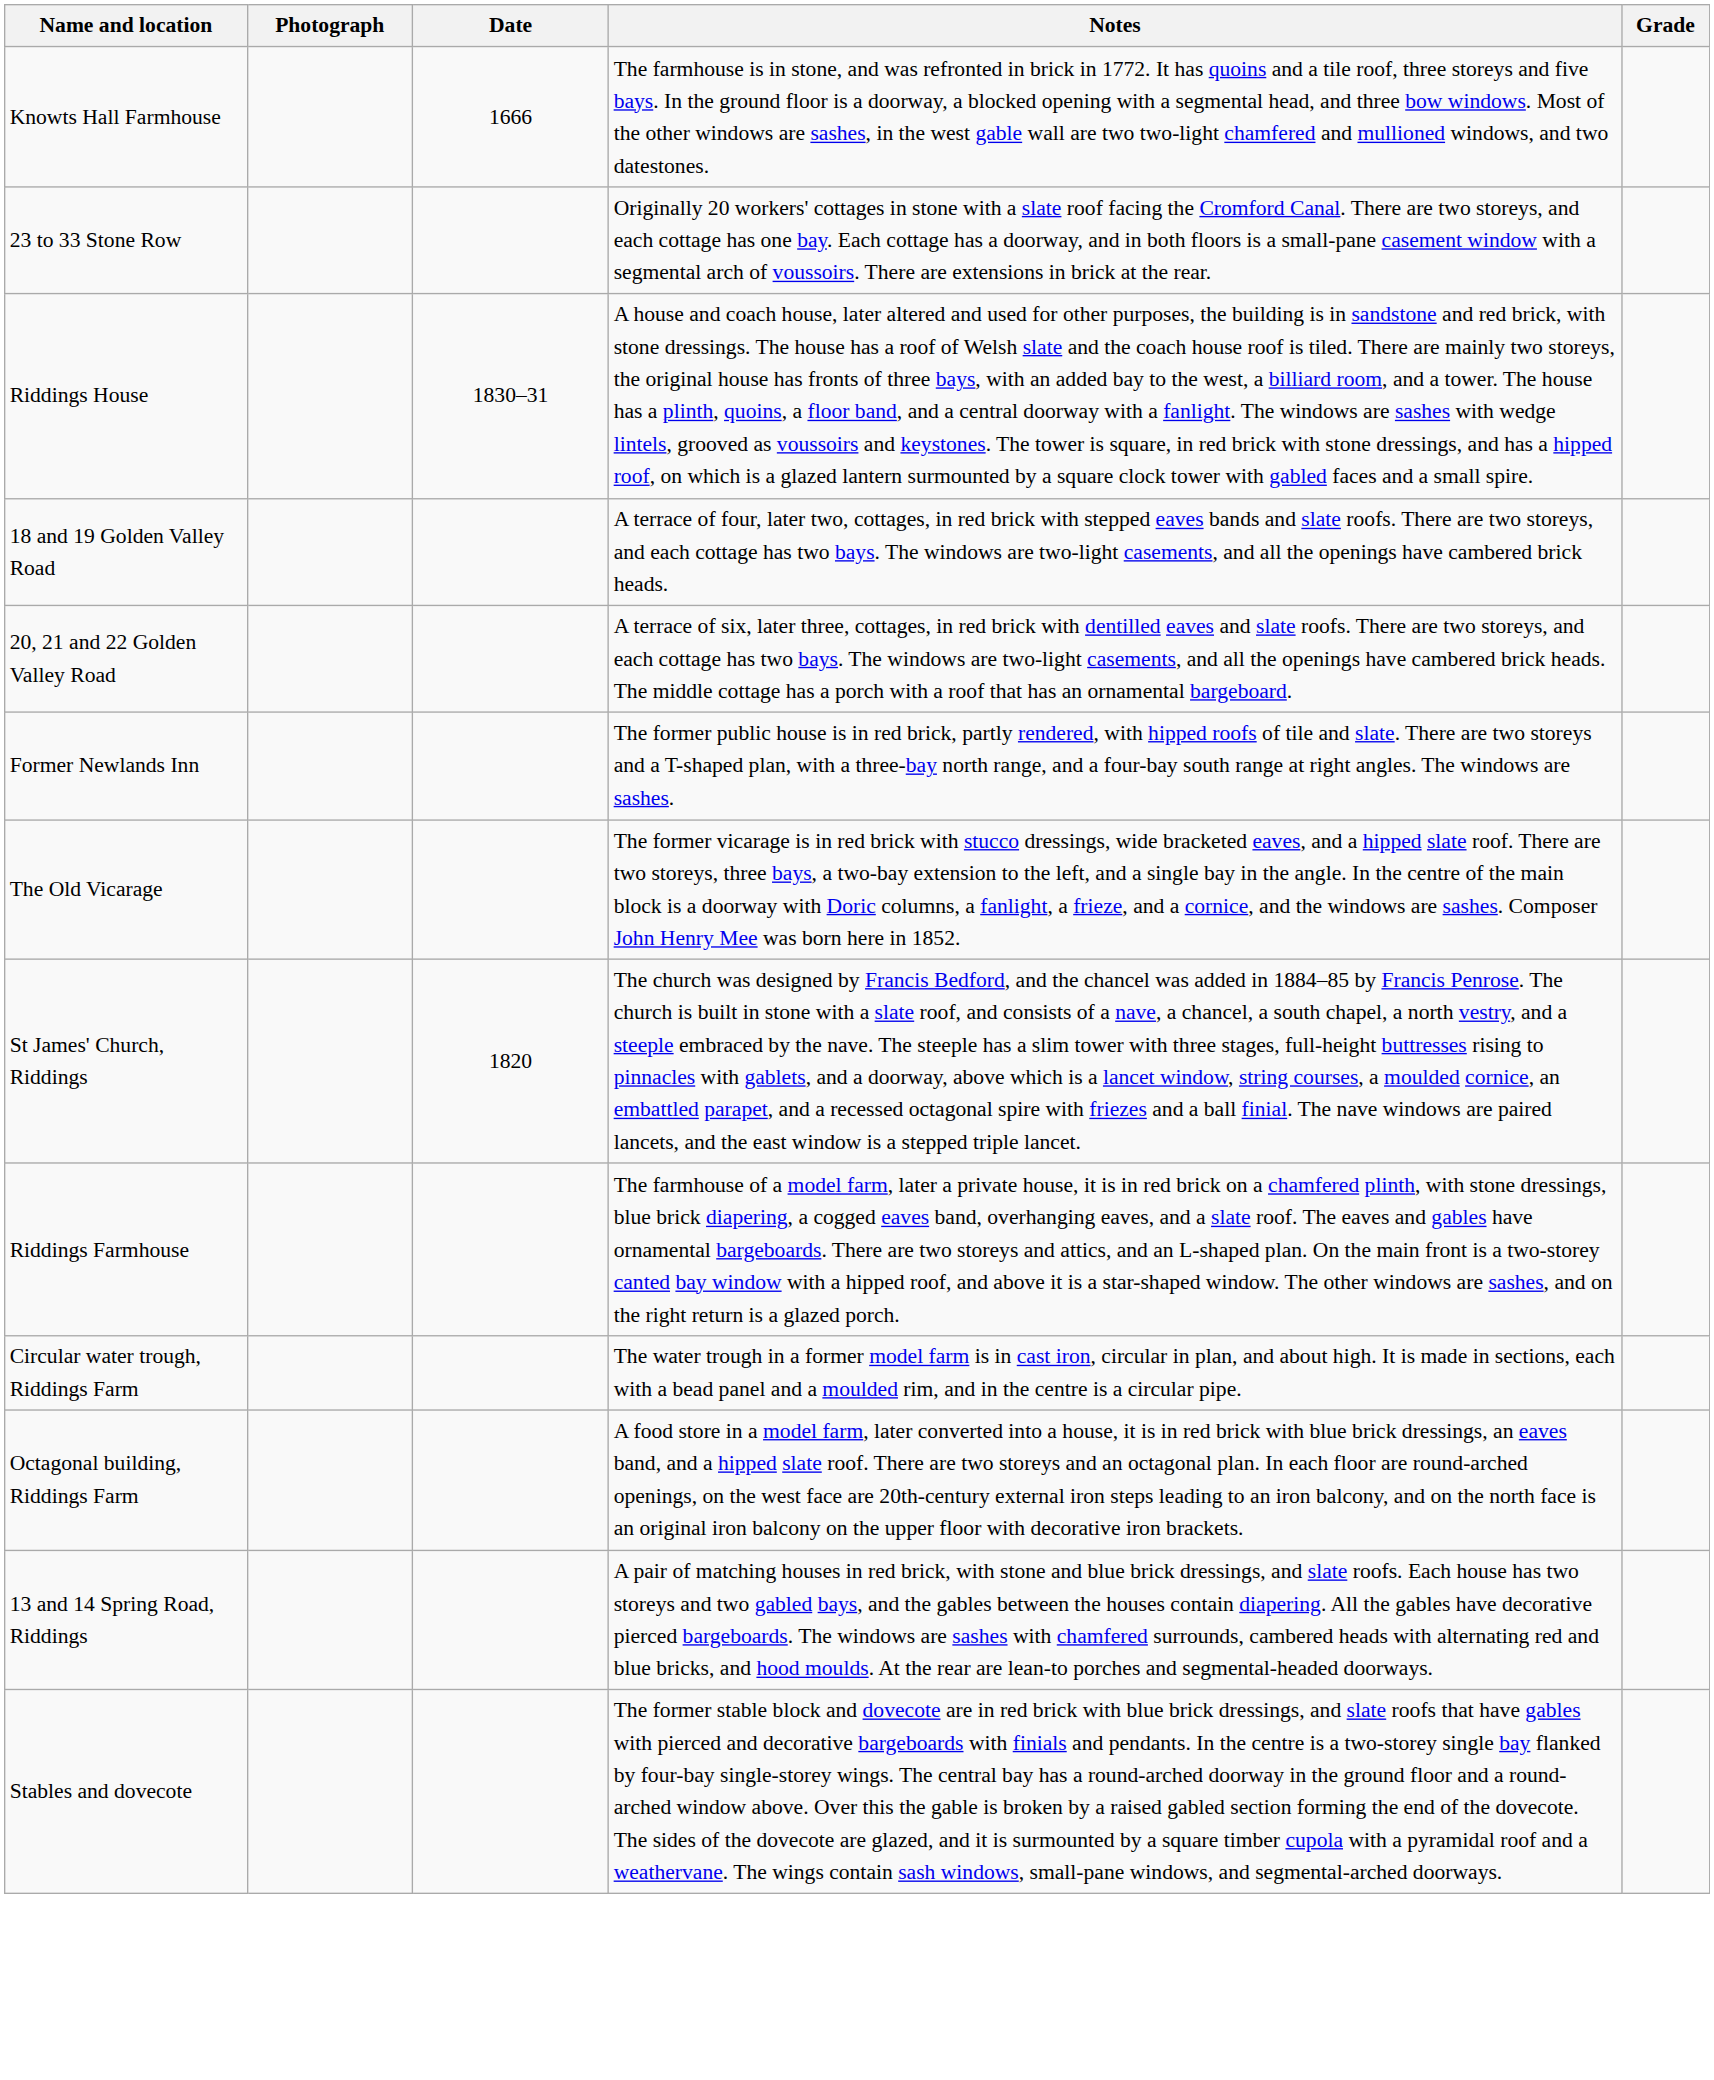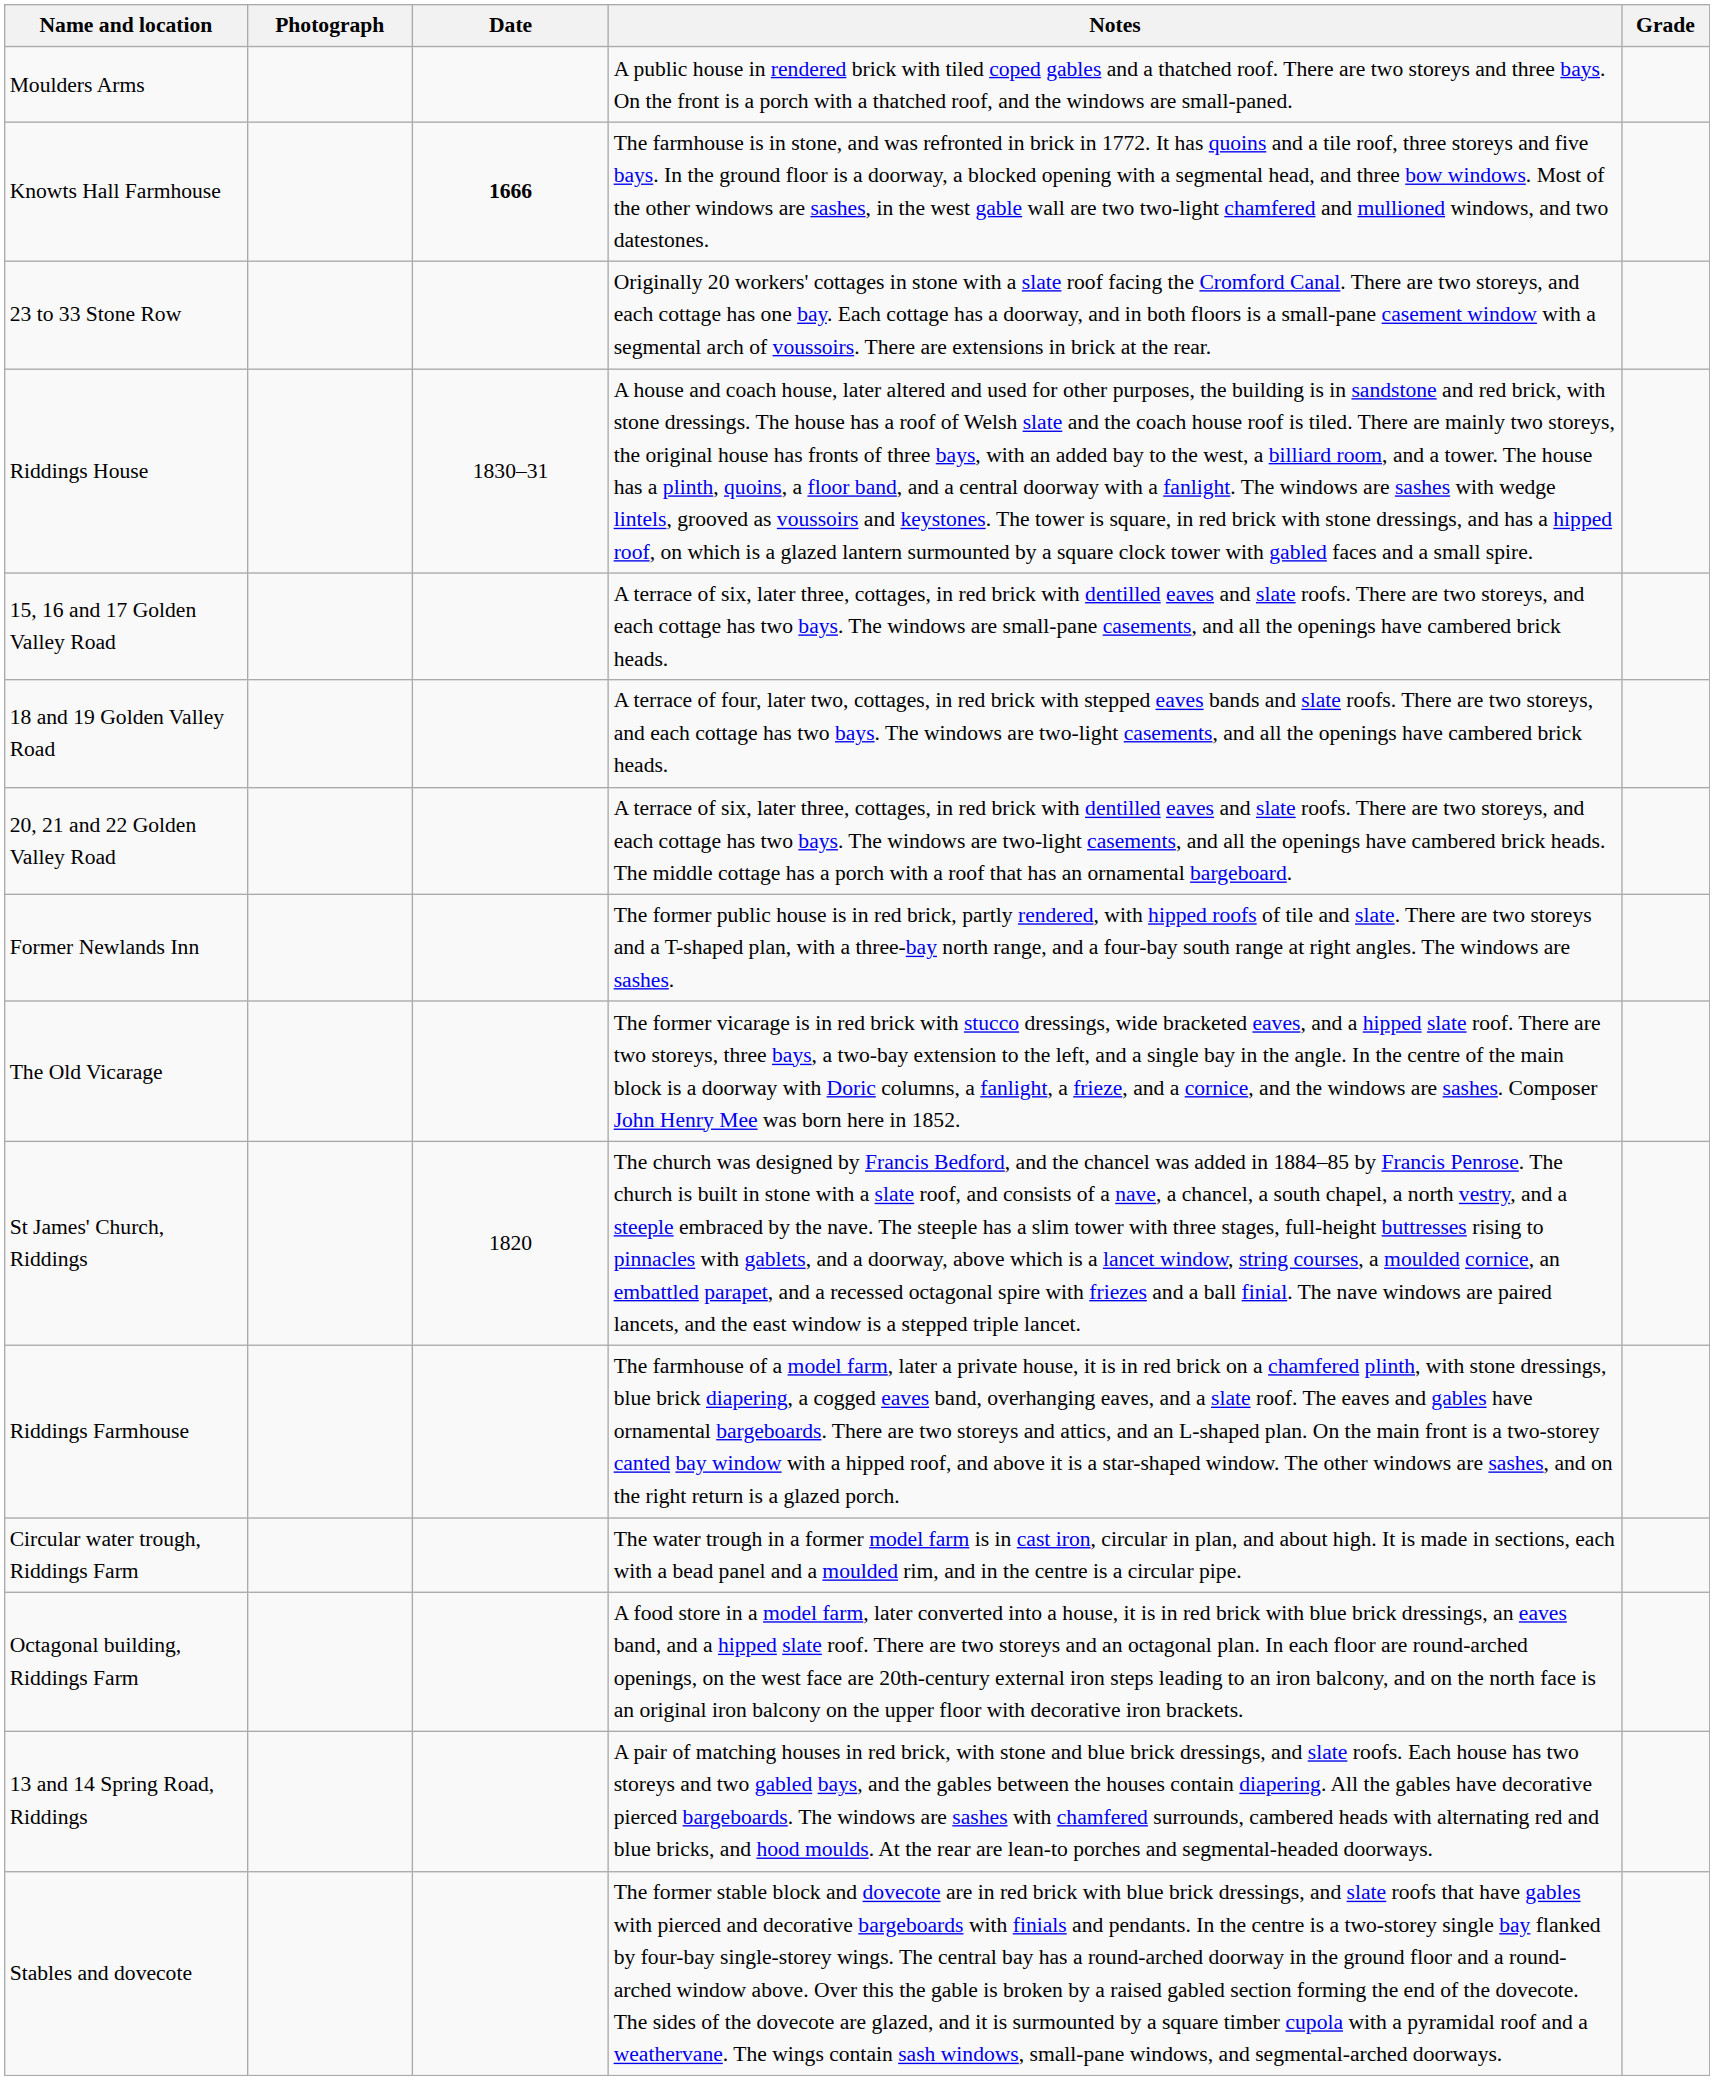+ row: (77, 84)
(511, 116) normal -> (511, 191) bold
+ row: (103, 626)
